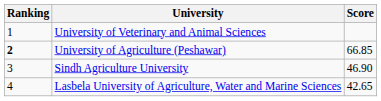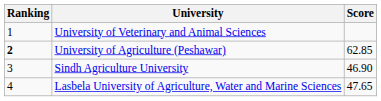(360, 50) 66.85 -> (360, 50) 62.85
(360, 86) 42.65 -> (360, 86) 47.65
